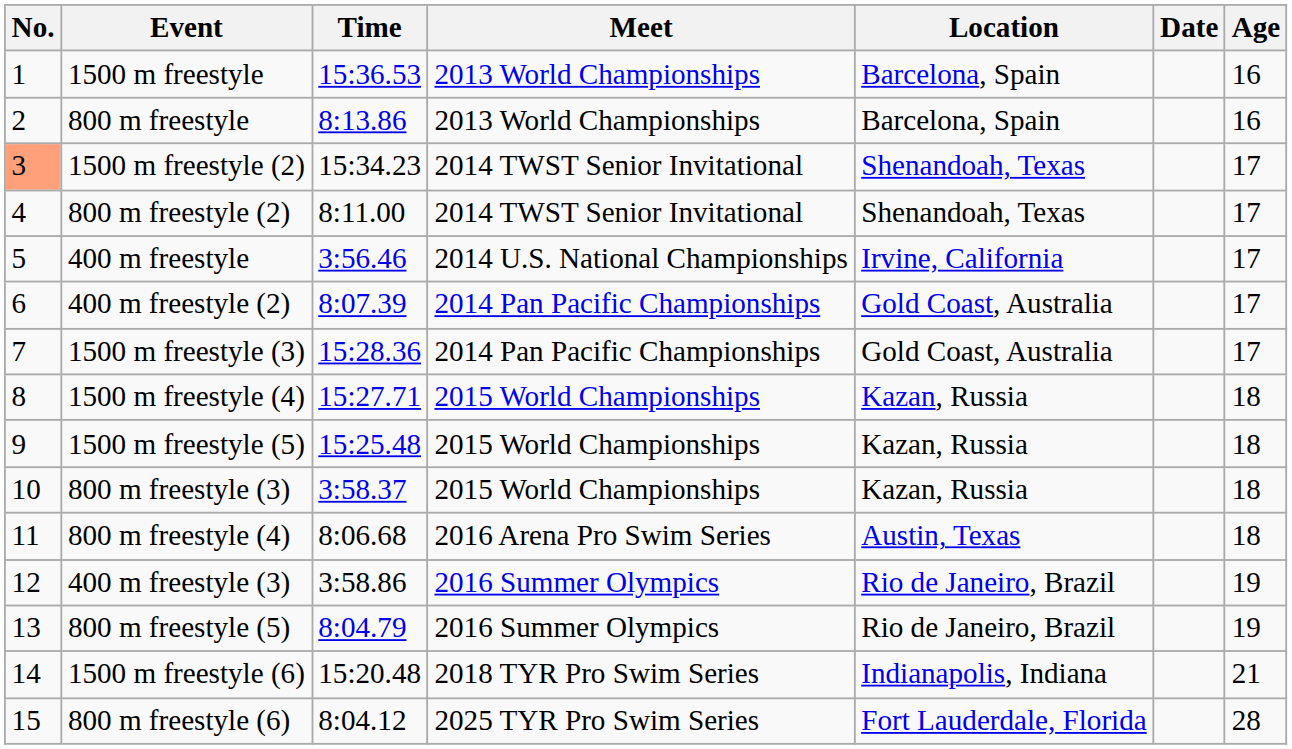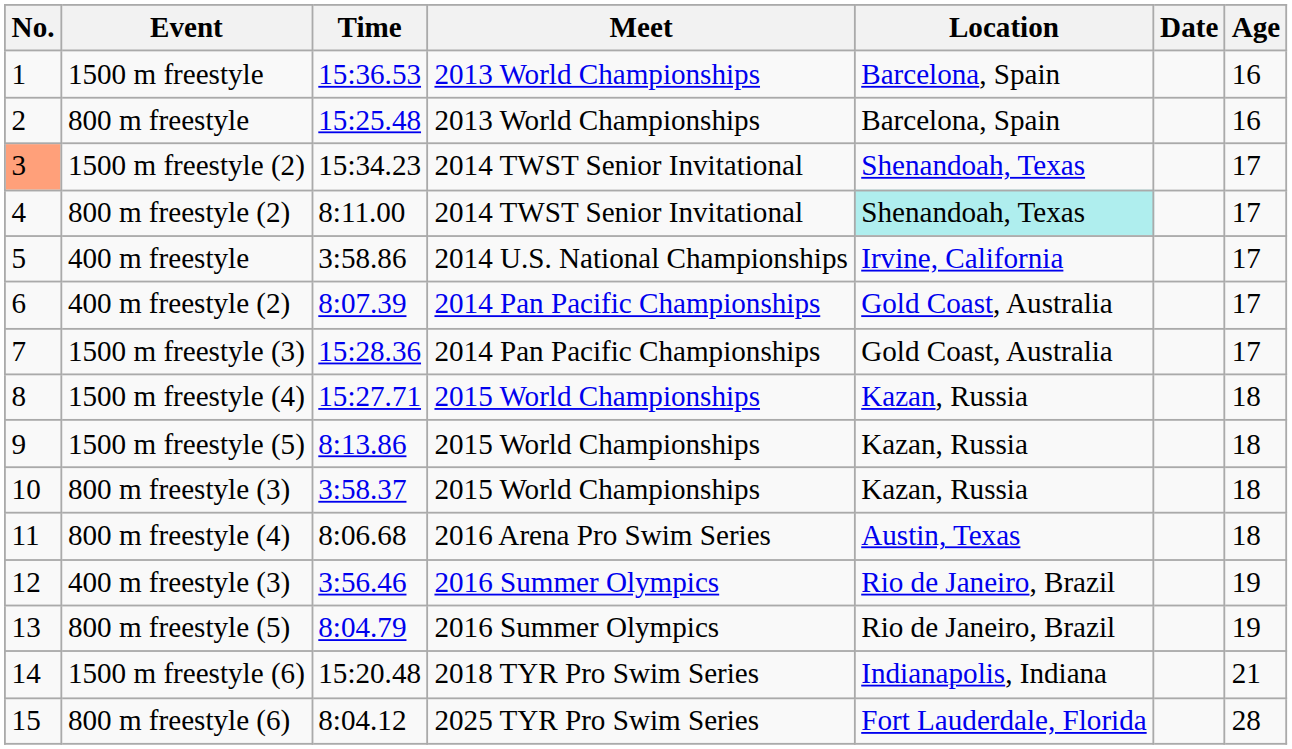(362, 119) 8:13.86 -> (370, 119) 15:25.48
(973, 212) no background -> (973, 212) paleturquoise background
(362, 258) 3:56.46 -> (362, 258) 3:58.86
(370, 443) 15:25.48 -> (362, 443) 8:13.86
(362, 581) 3:58.86 -> (362, 581) 3:56.46
